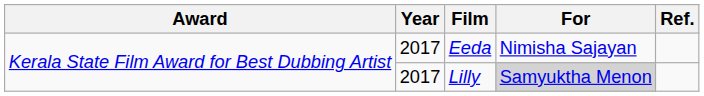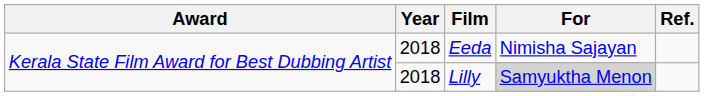(420, 47) 2017 -> (420, 47) 2018
(420, 76) 2017 -> (420, 76) 2018
